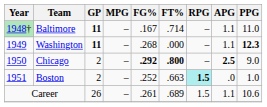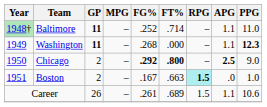(148, 29) .167 -> (148, 29) .252
(148, 77) .252 -> (148, 77) .167
